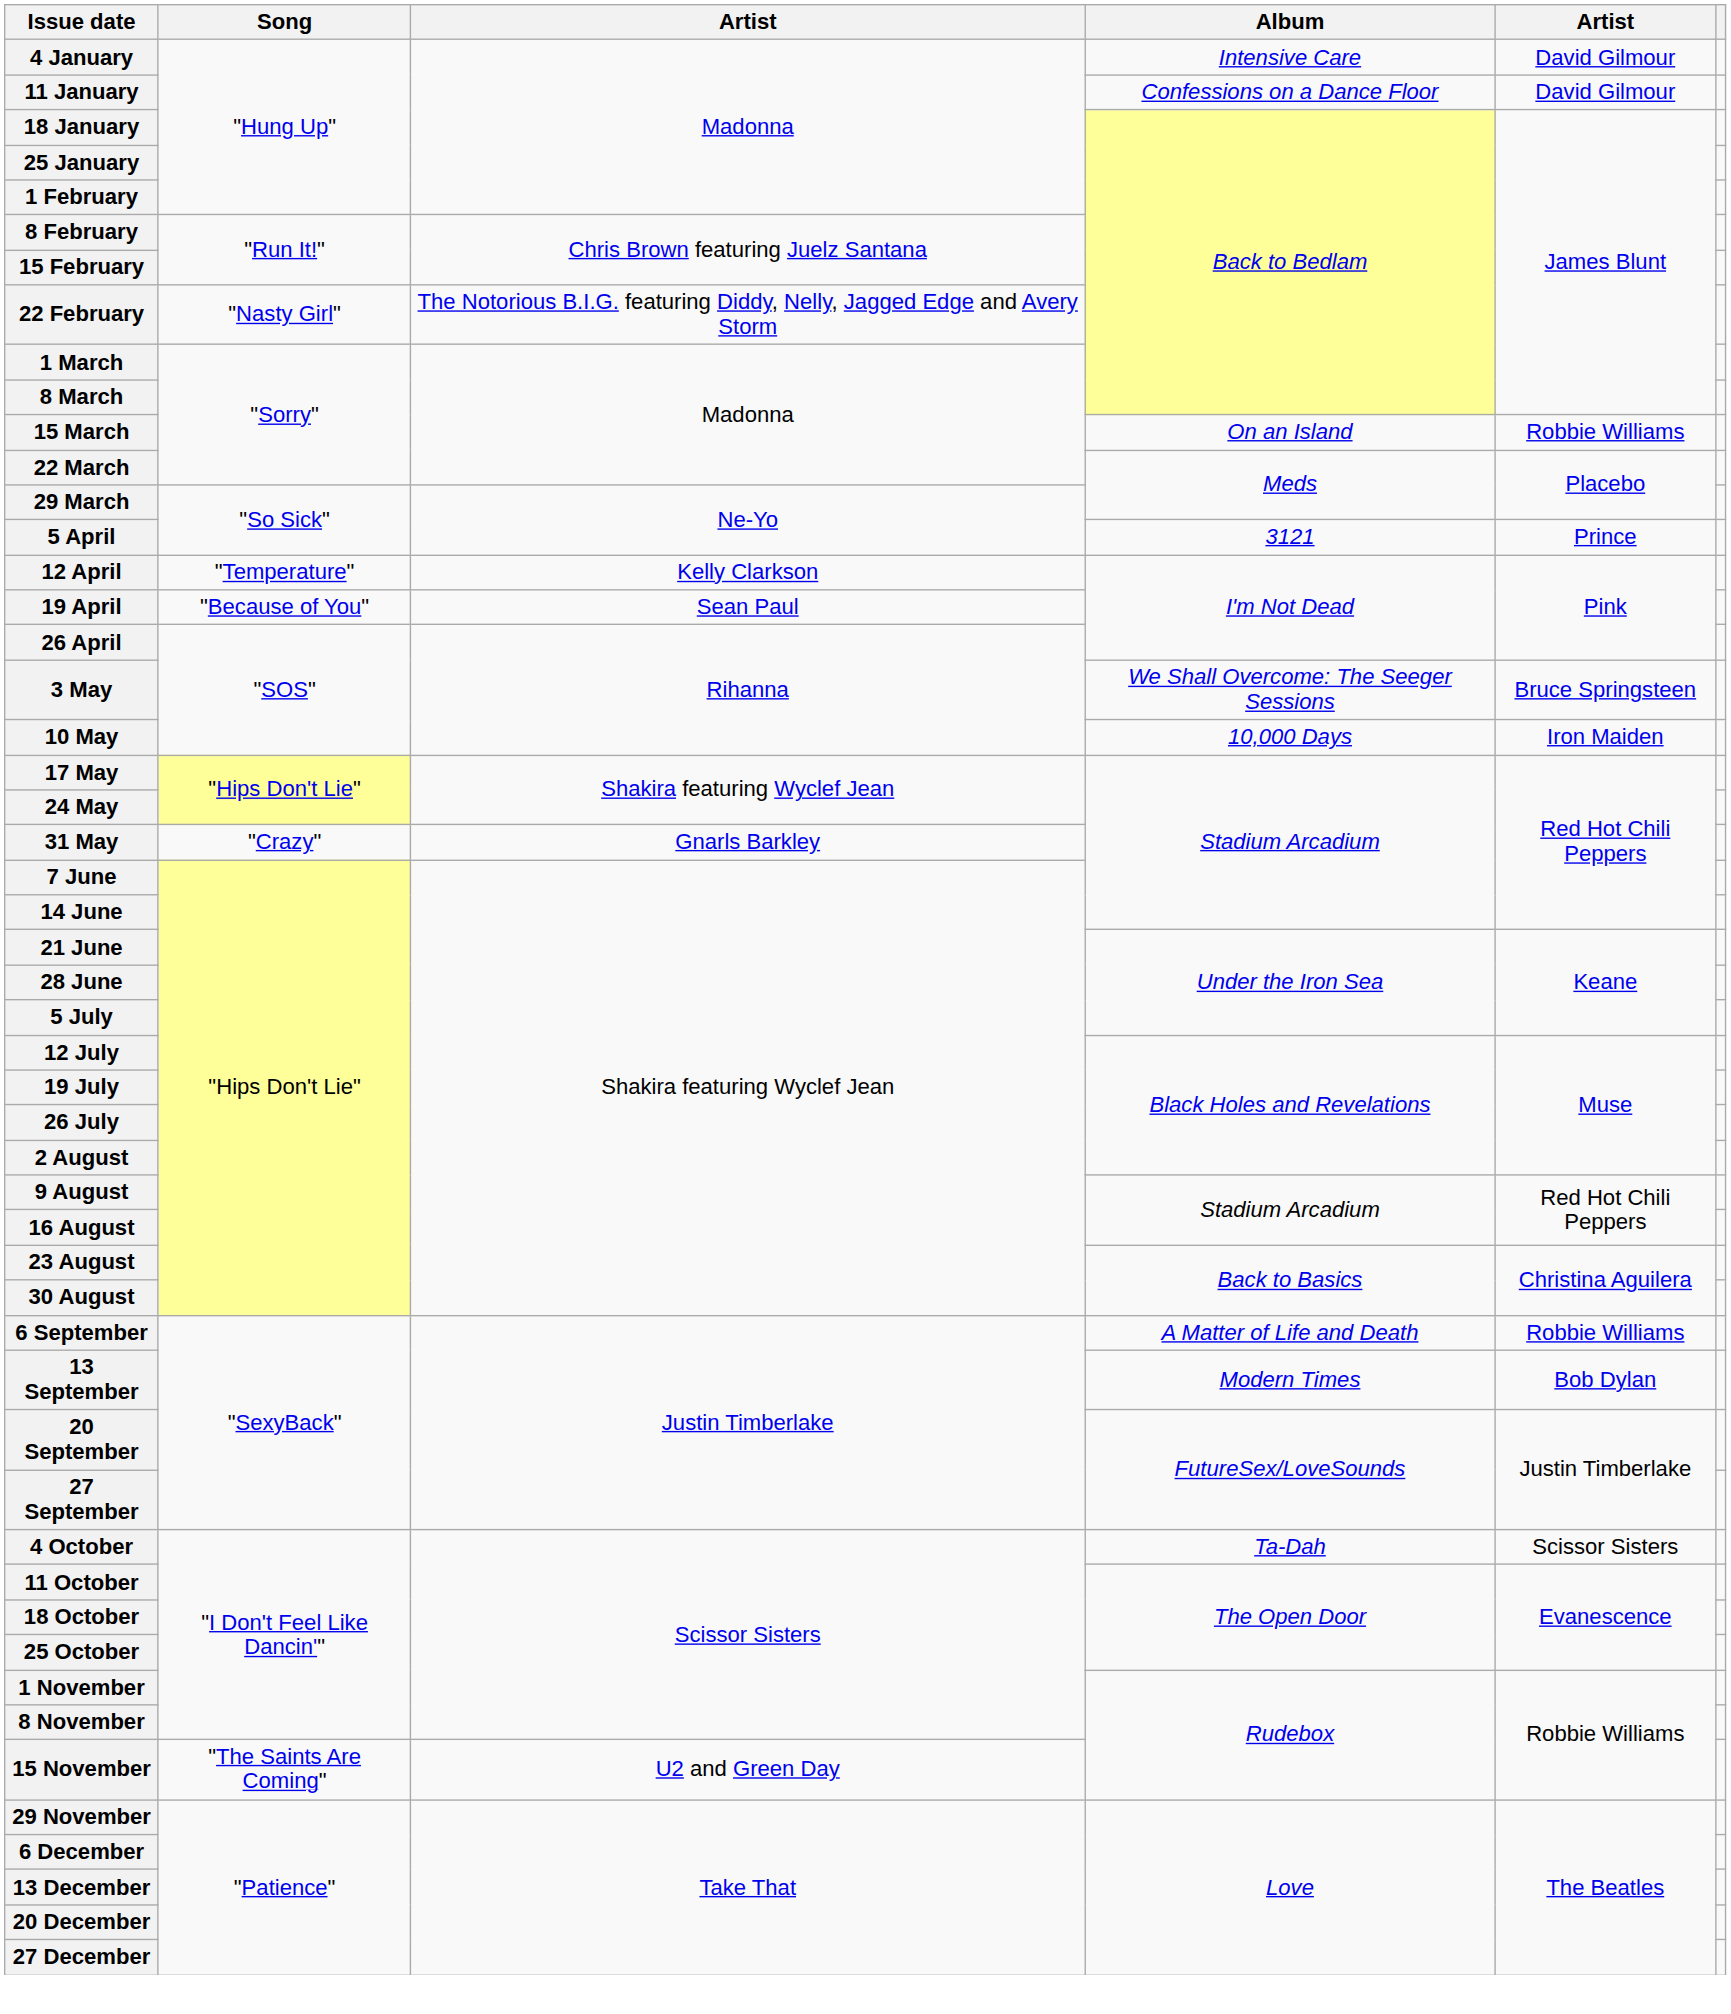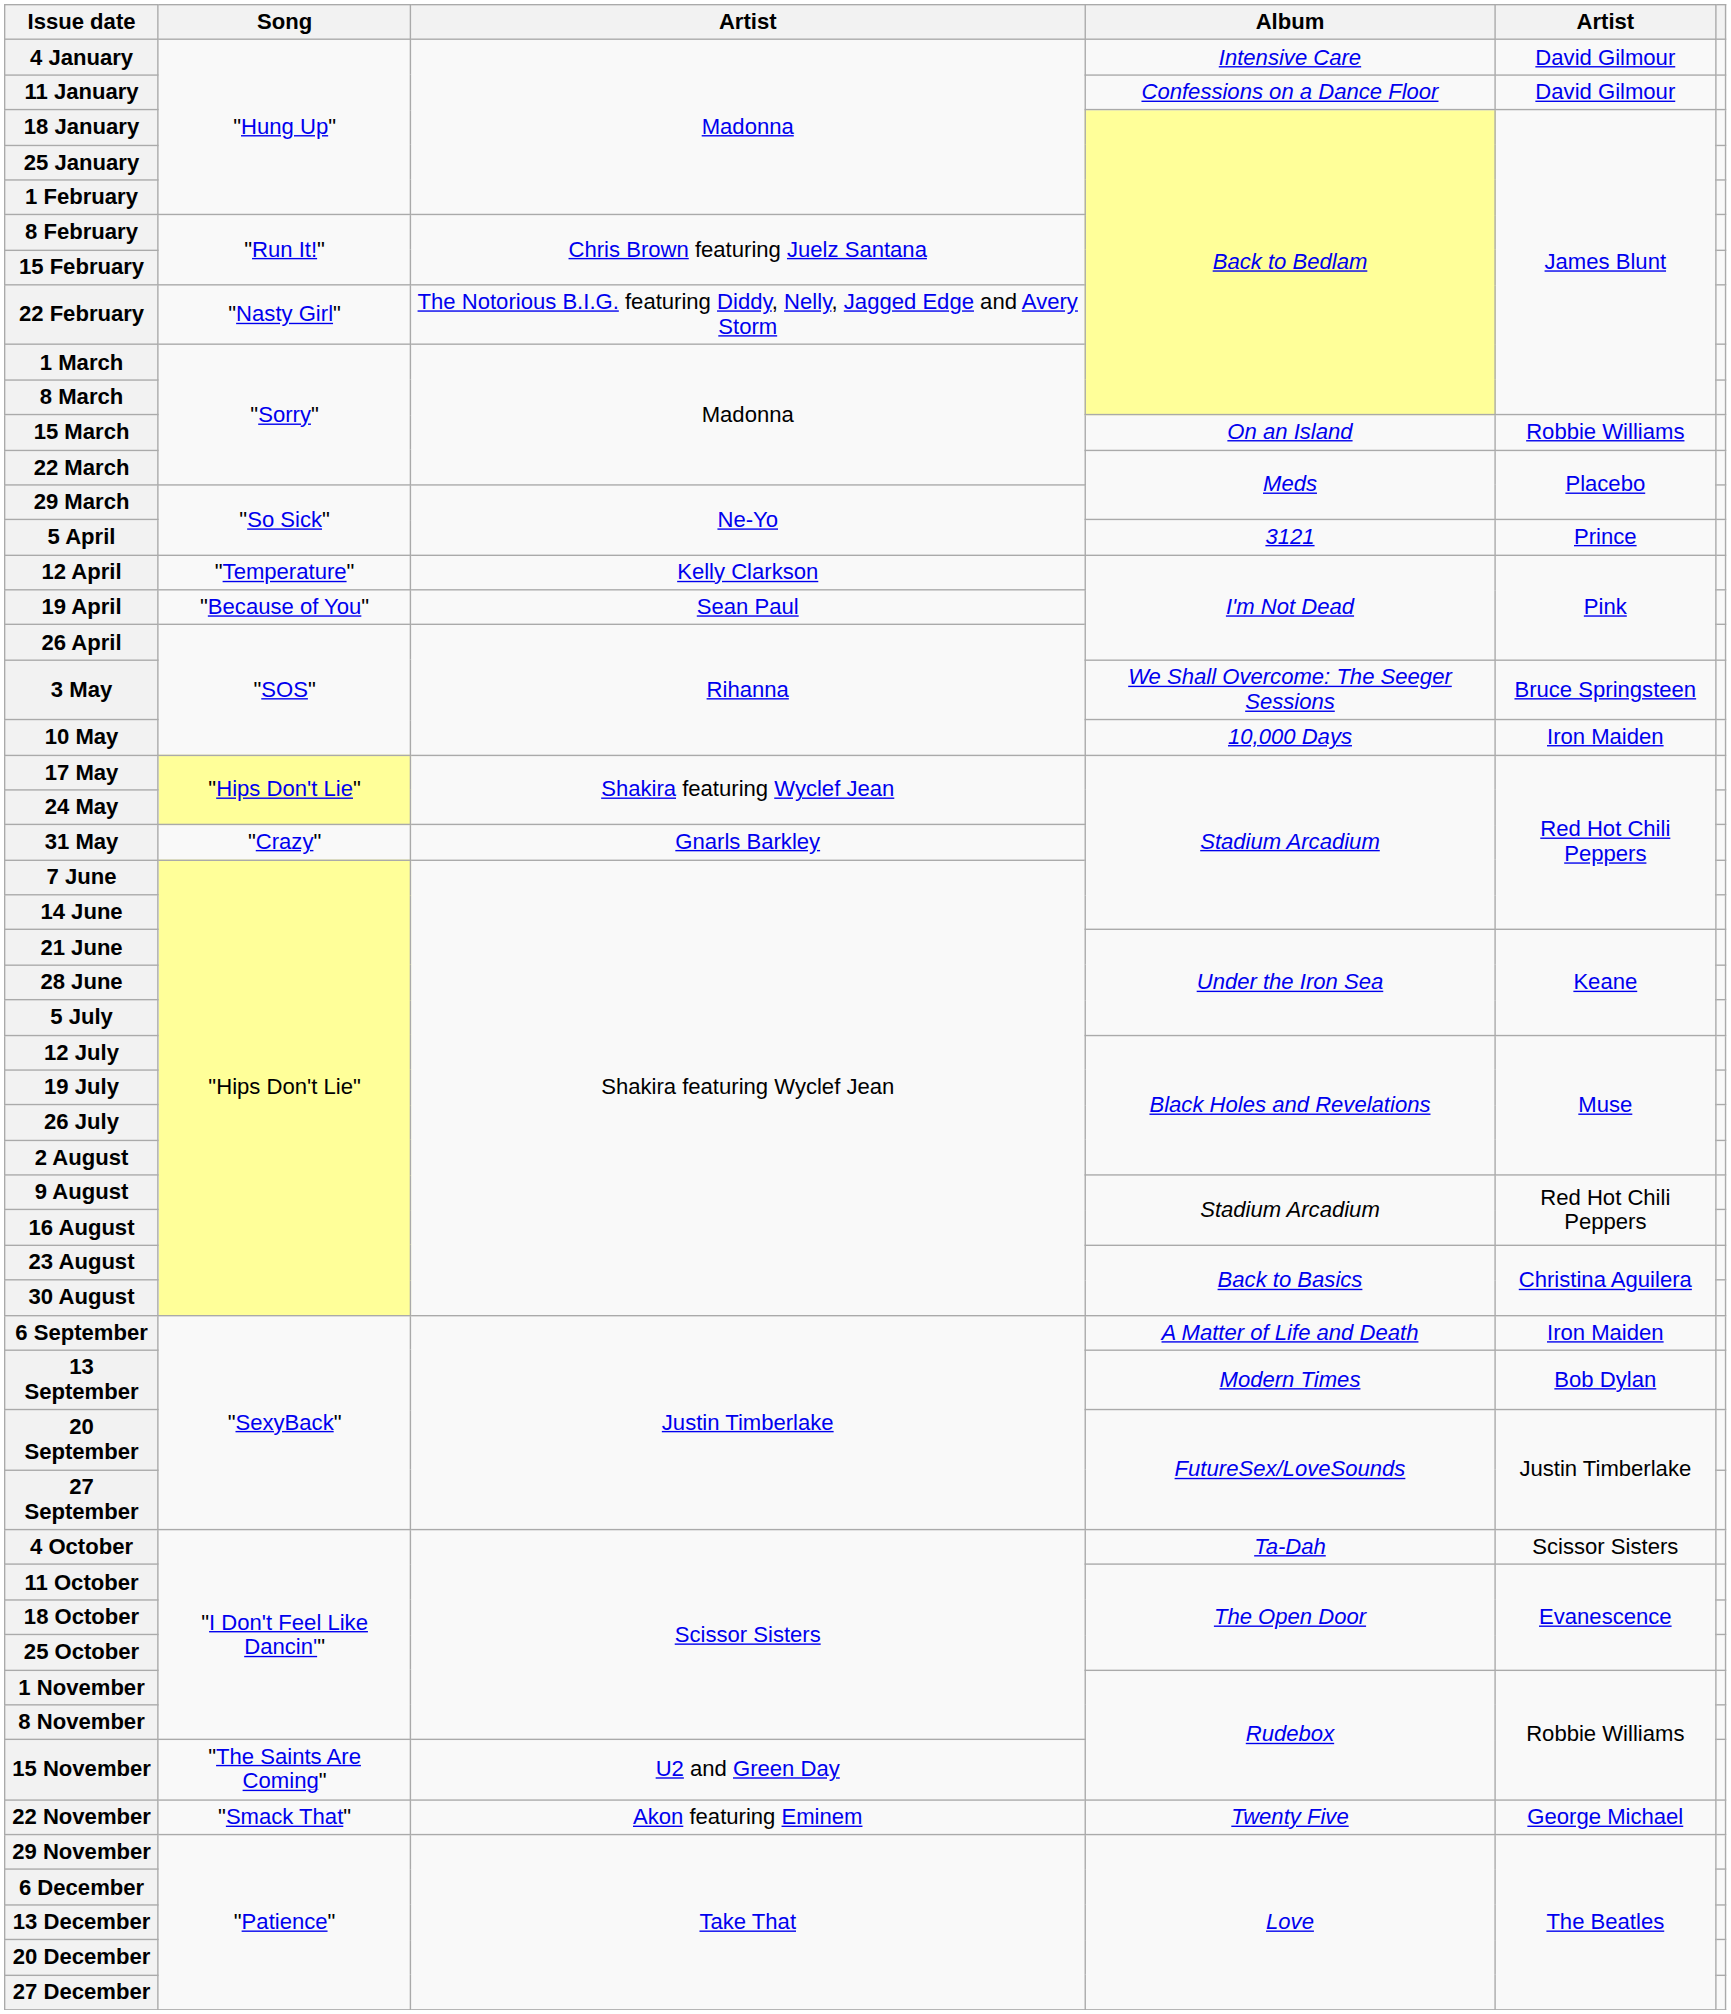(1605, 1332) Robbie Williams -> (1605, 1332) Iron Maiden
+ row: (82, 1816)
